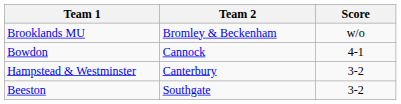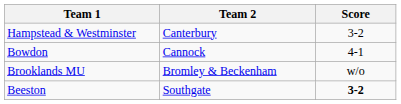rows swapped: (72, 71) <-> (46, 33)
(356, 90) normal -> (356, 90) bold
